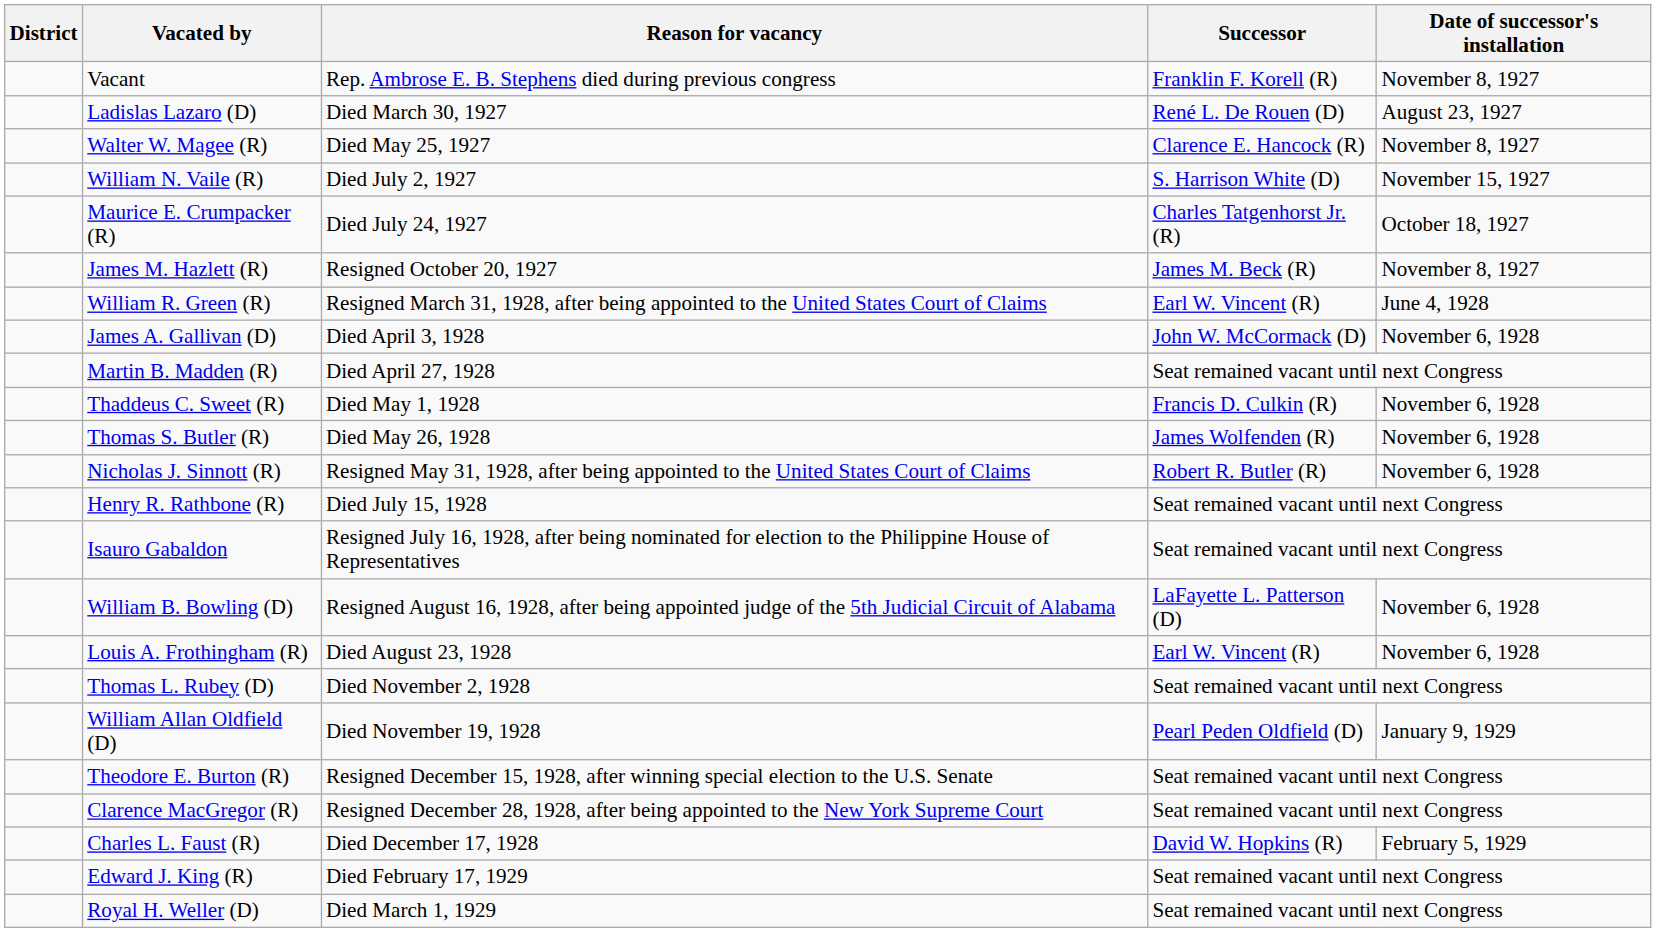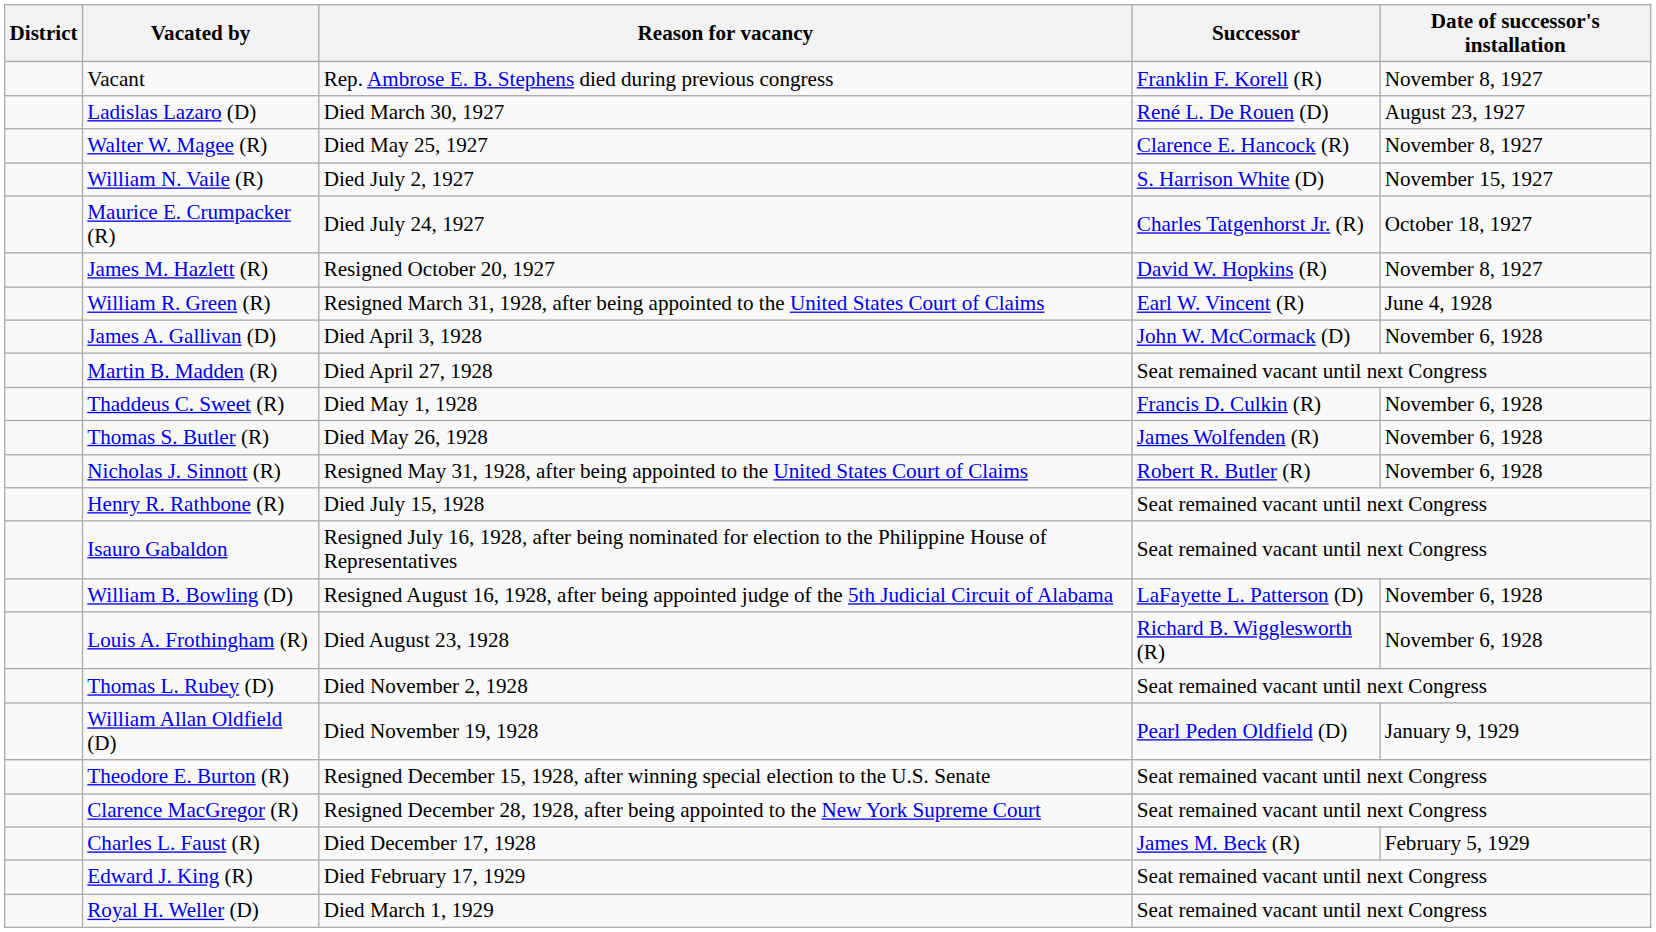(1234, 269) James M. Beck (R) -> (1232, 269) David W. Hopkins (R)
(1236, 652) Earl W. Vincent (R) -> (1244, 640) Richard B. Wigglesworth (R)
(1248, 843) David W. Hopkins (R) -> (1218, 843) James M. Beck (R)
